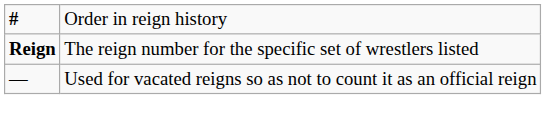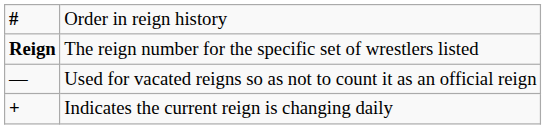+ row: (229, 108)
